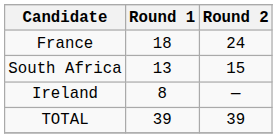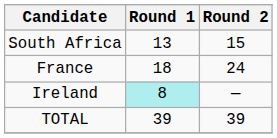rows swapped: (65, 43) <-> (65, 69)
(162, 94) no background -> (162, 94) paleturquoise background
